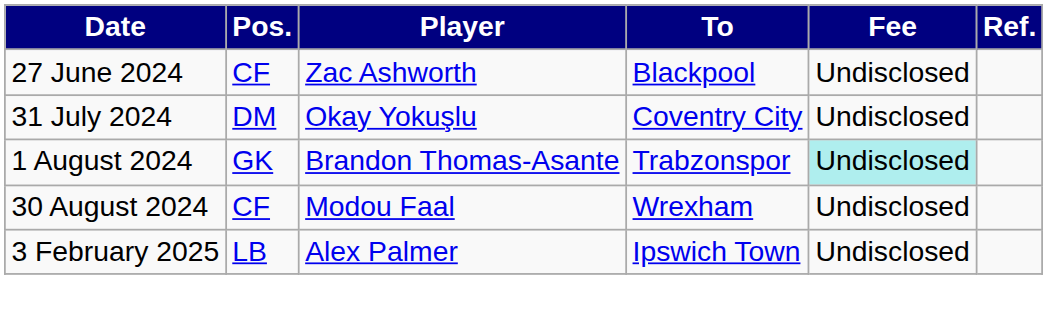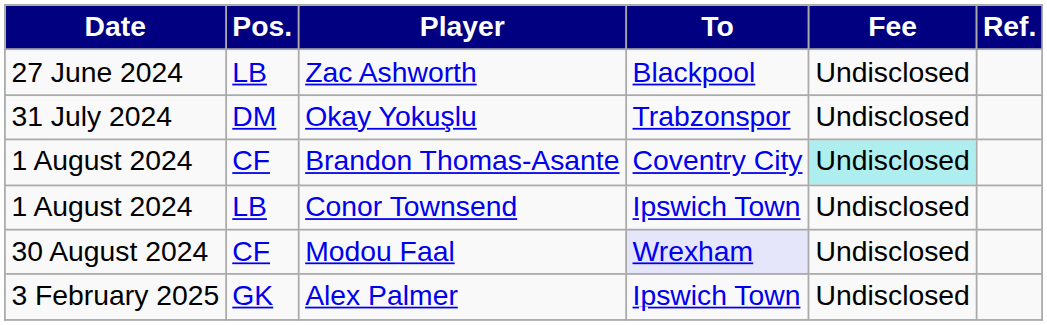(251, 71) CF -> (250, 71) LB
(718, 116) Coventry City -> (712, 116) Trabzonspor
(253, 161) GK -> (251, 161) CF
(712, 161) Trabzonspor -> (718, 161) Coventry City
+ row: (411, 206)
(693, 206) no background -> (693, 251) lavender background
(250, 251) LB -> (253, 296) GK
